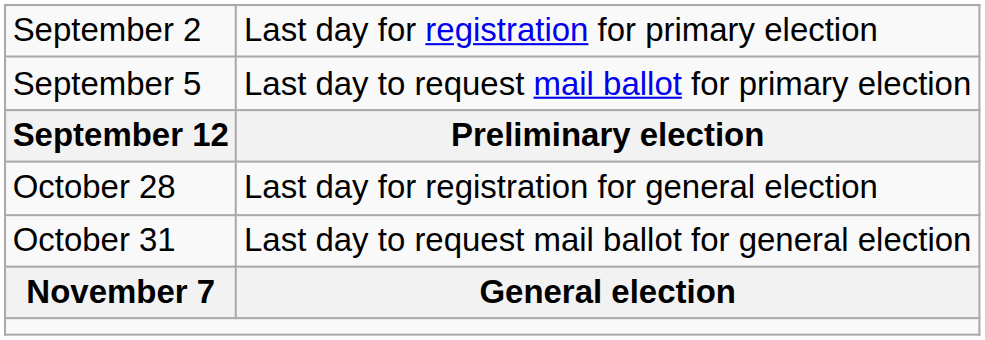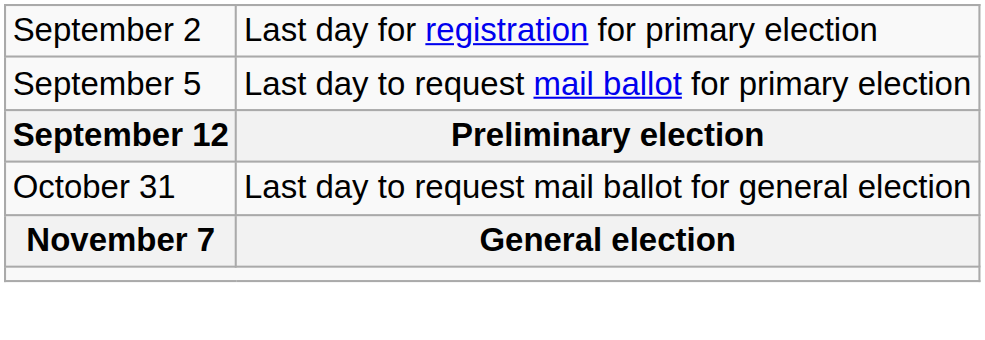- row: (94, 187)
